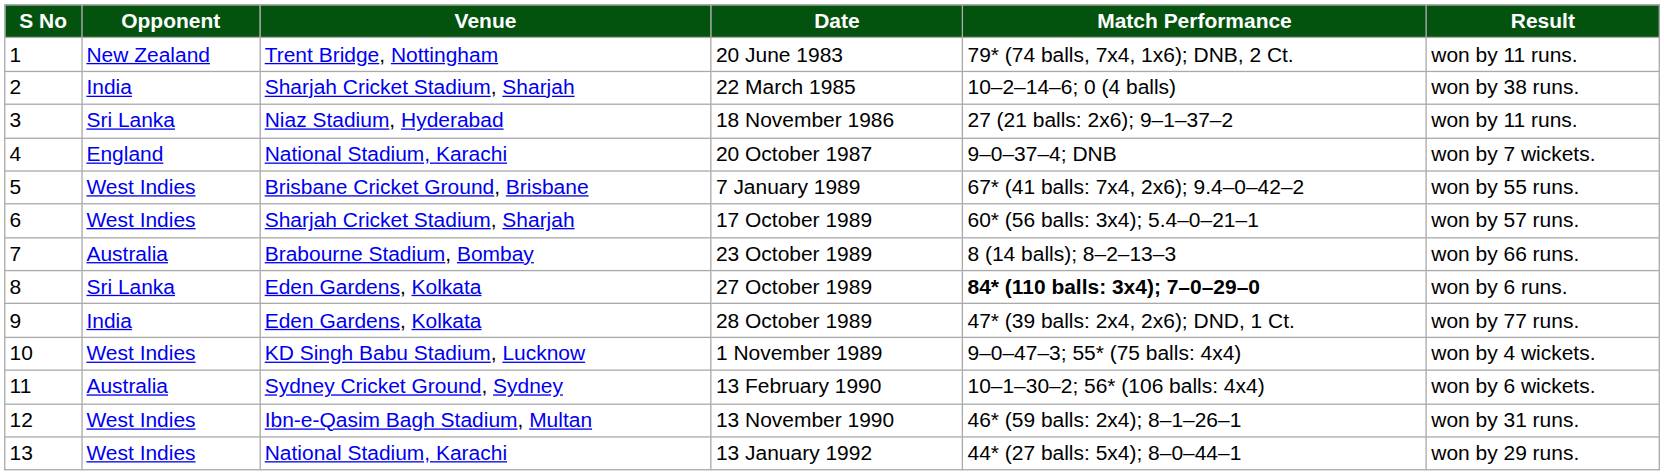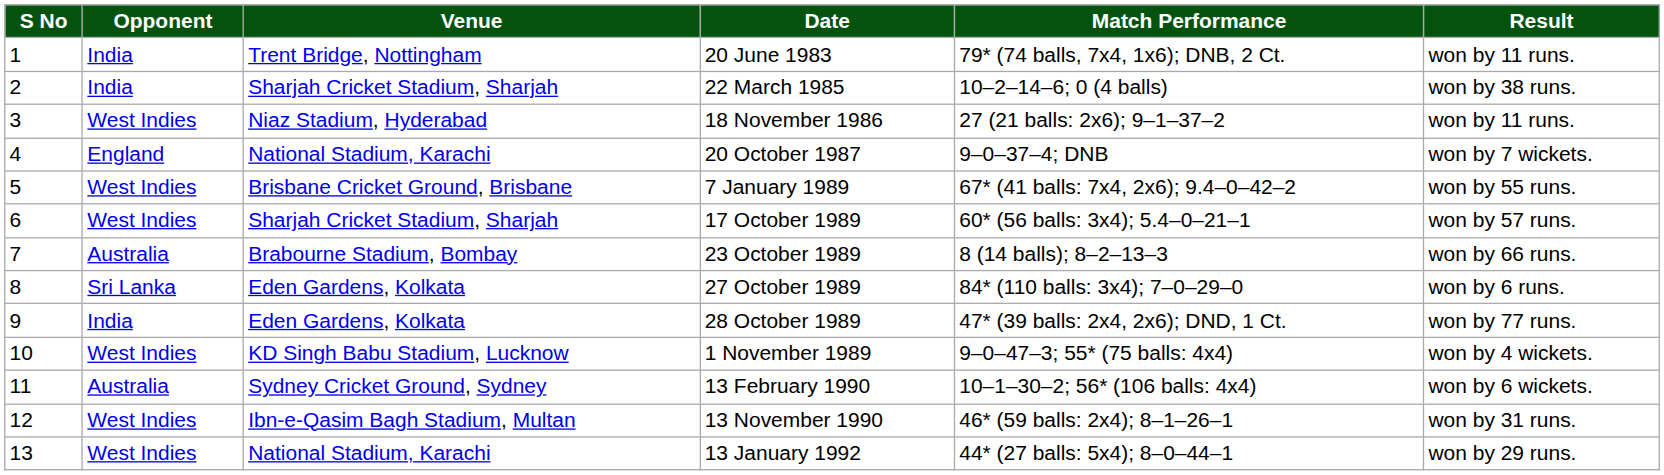(148, 54) New Zealand -> (110, 54) India
(131, 120) Sri Lanka -> (142, 120) West Indies
(1114, 287) bold -> (1101, 287) normal
